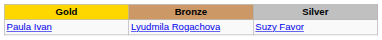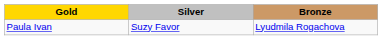columns swapped: (315, 12) <-> (191, 12)
